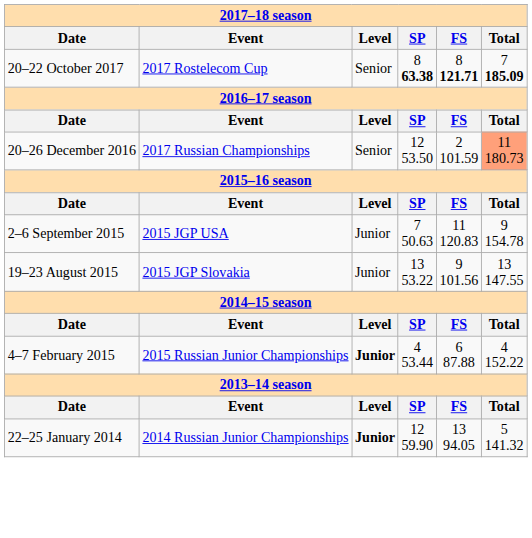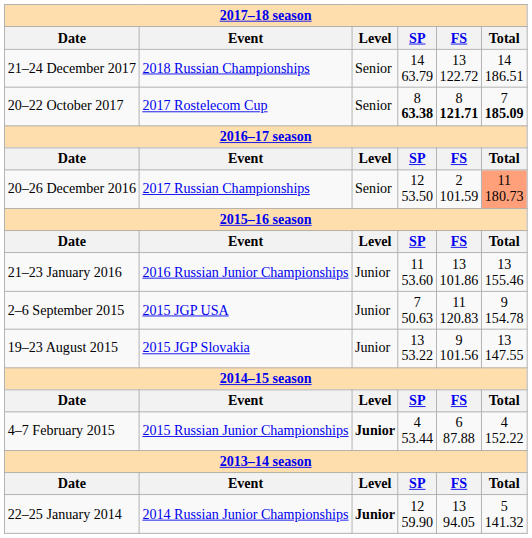+ row: (72, 68)
+ row: (65, 272)
